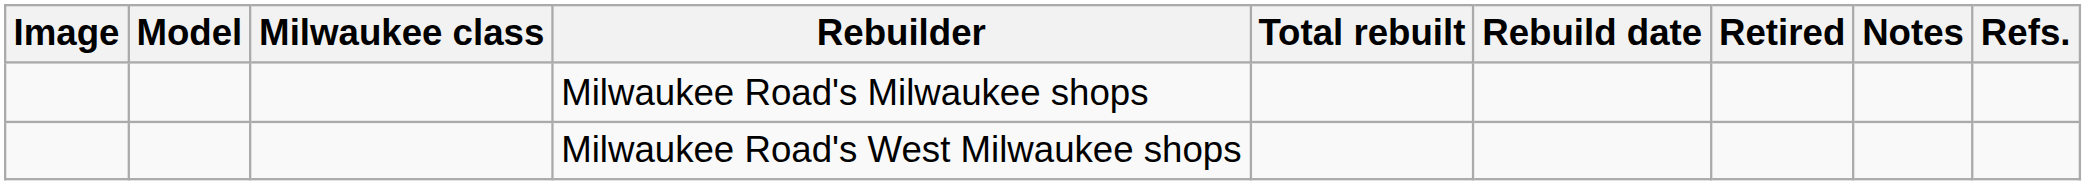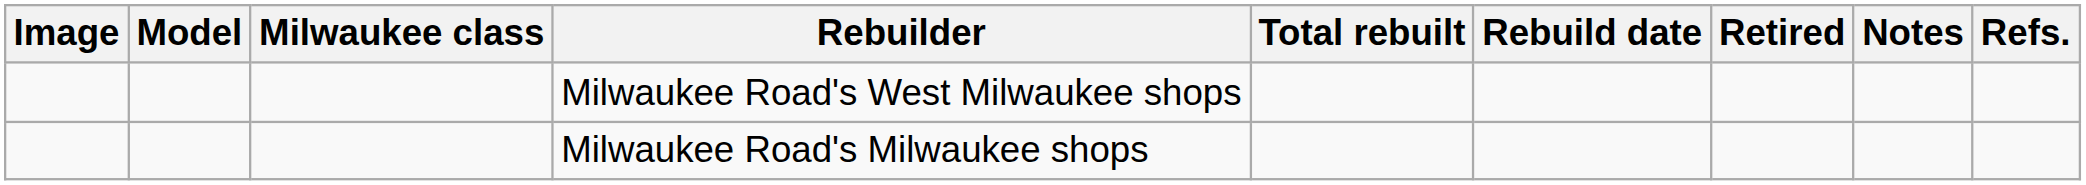rows swapped: (855, 91) <-> (901, 149)
